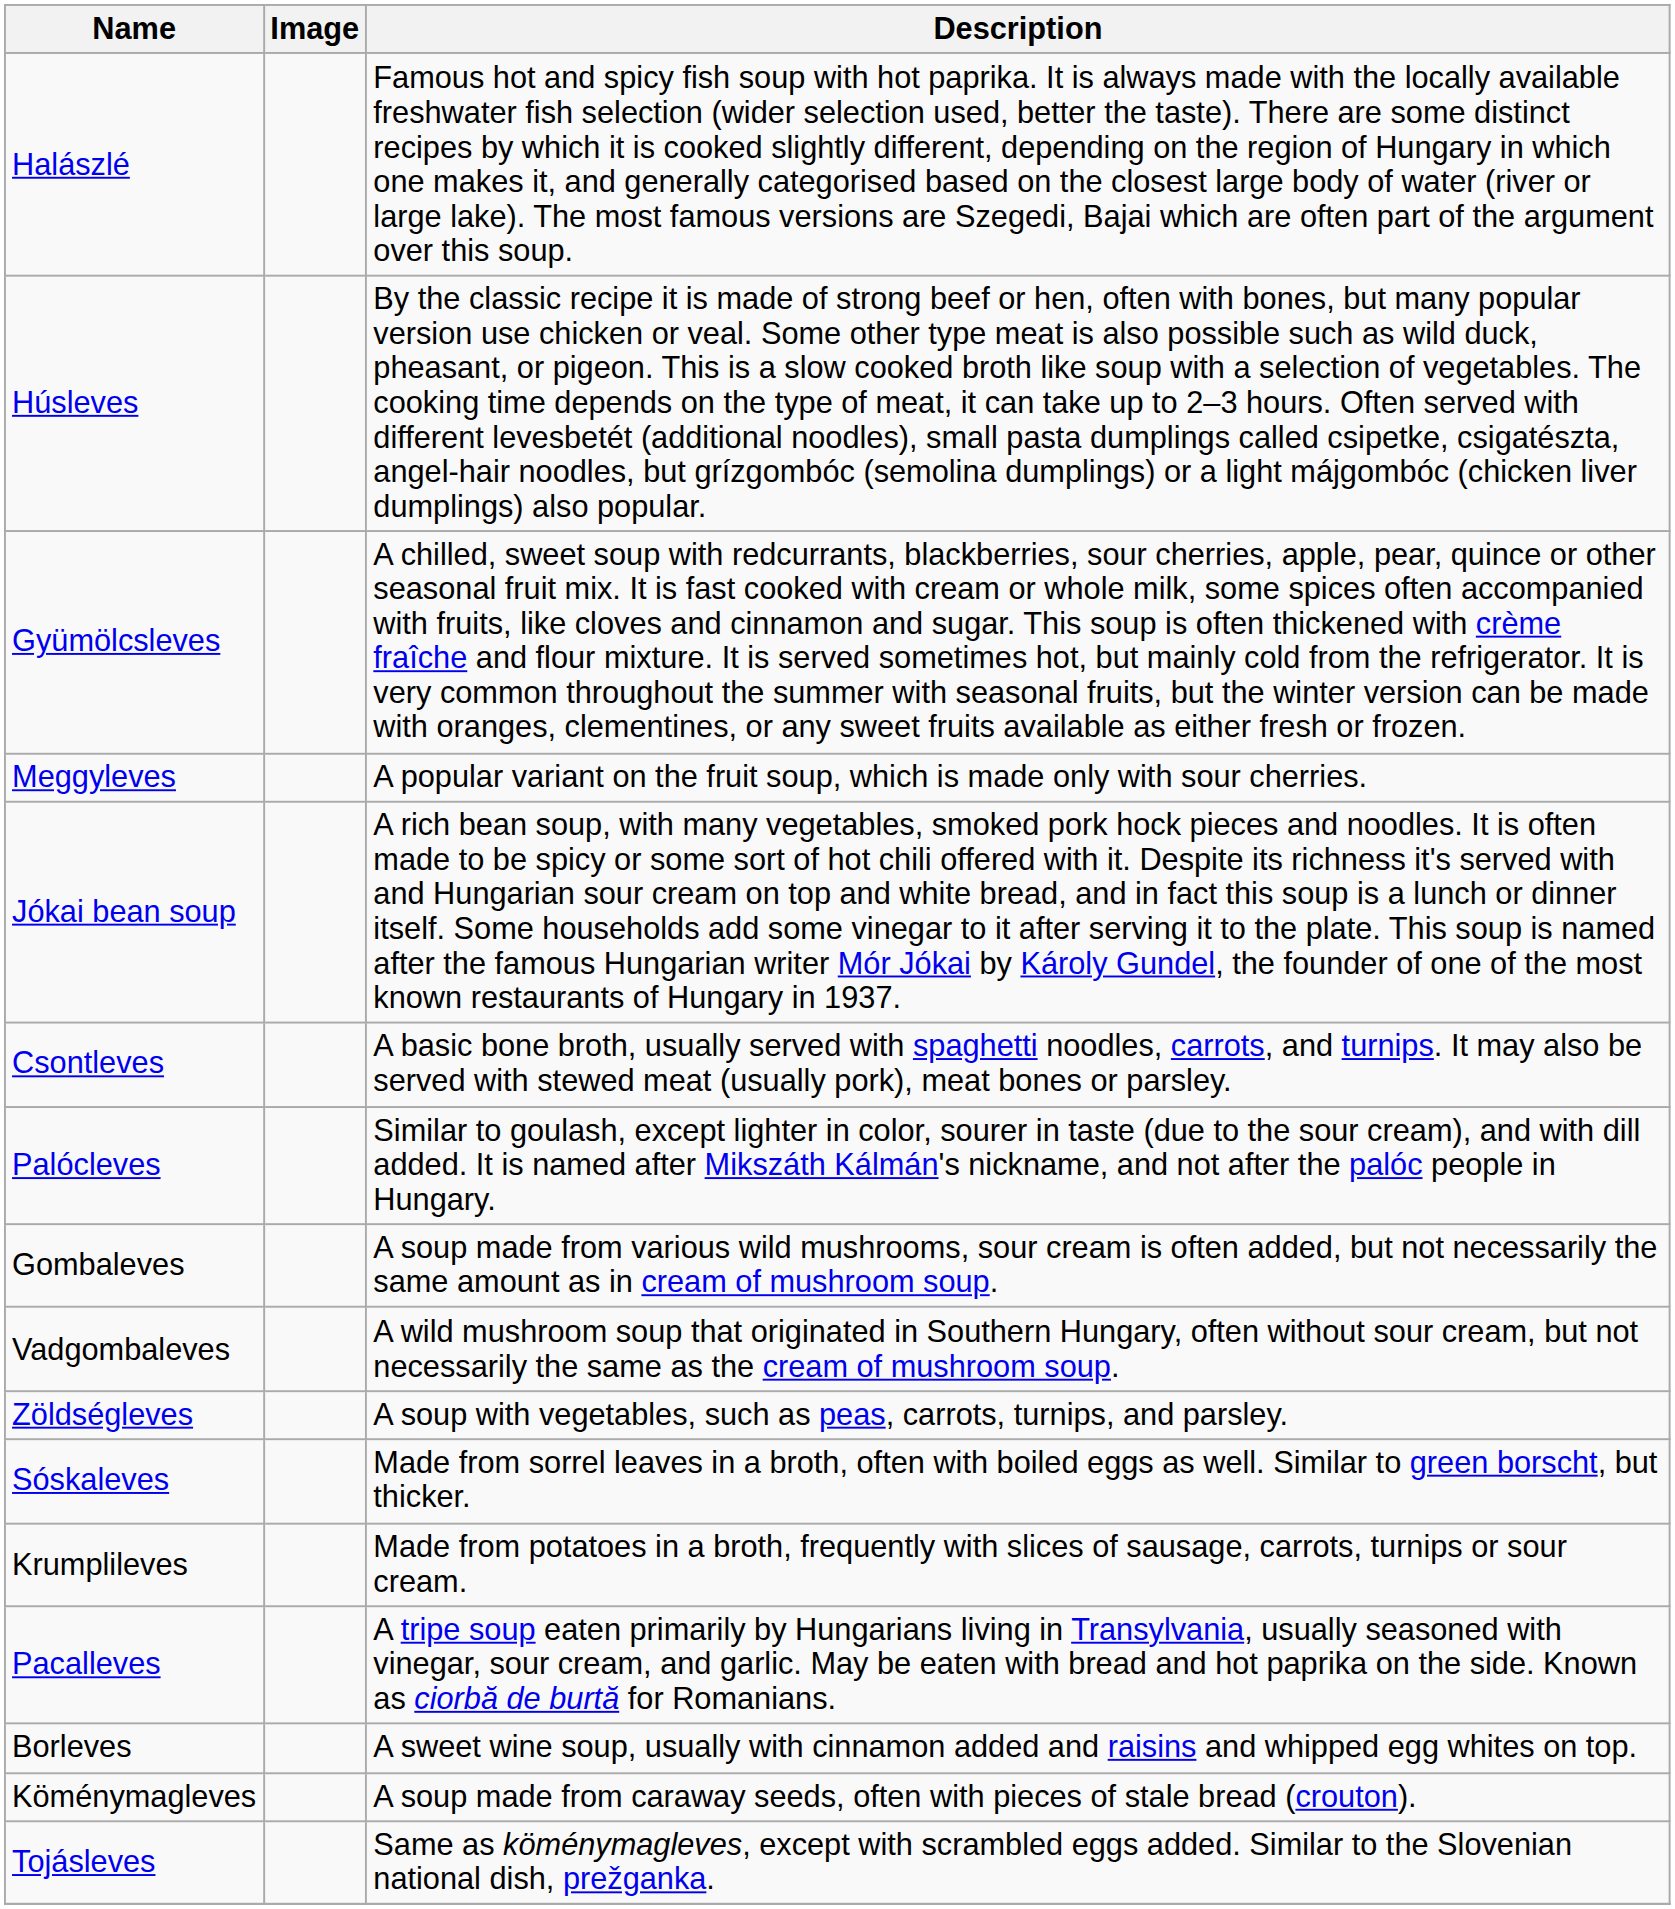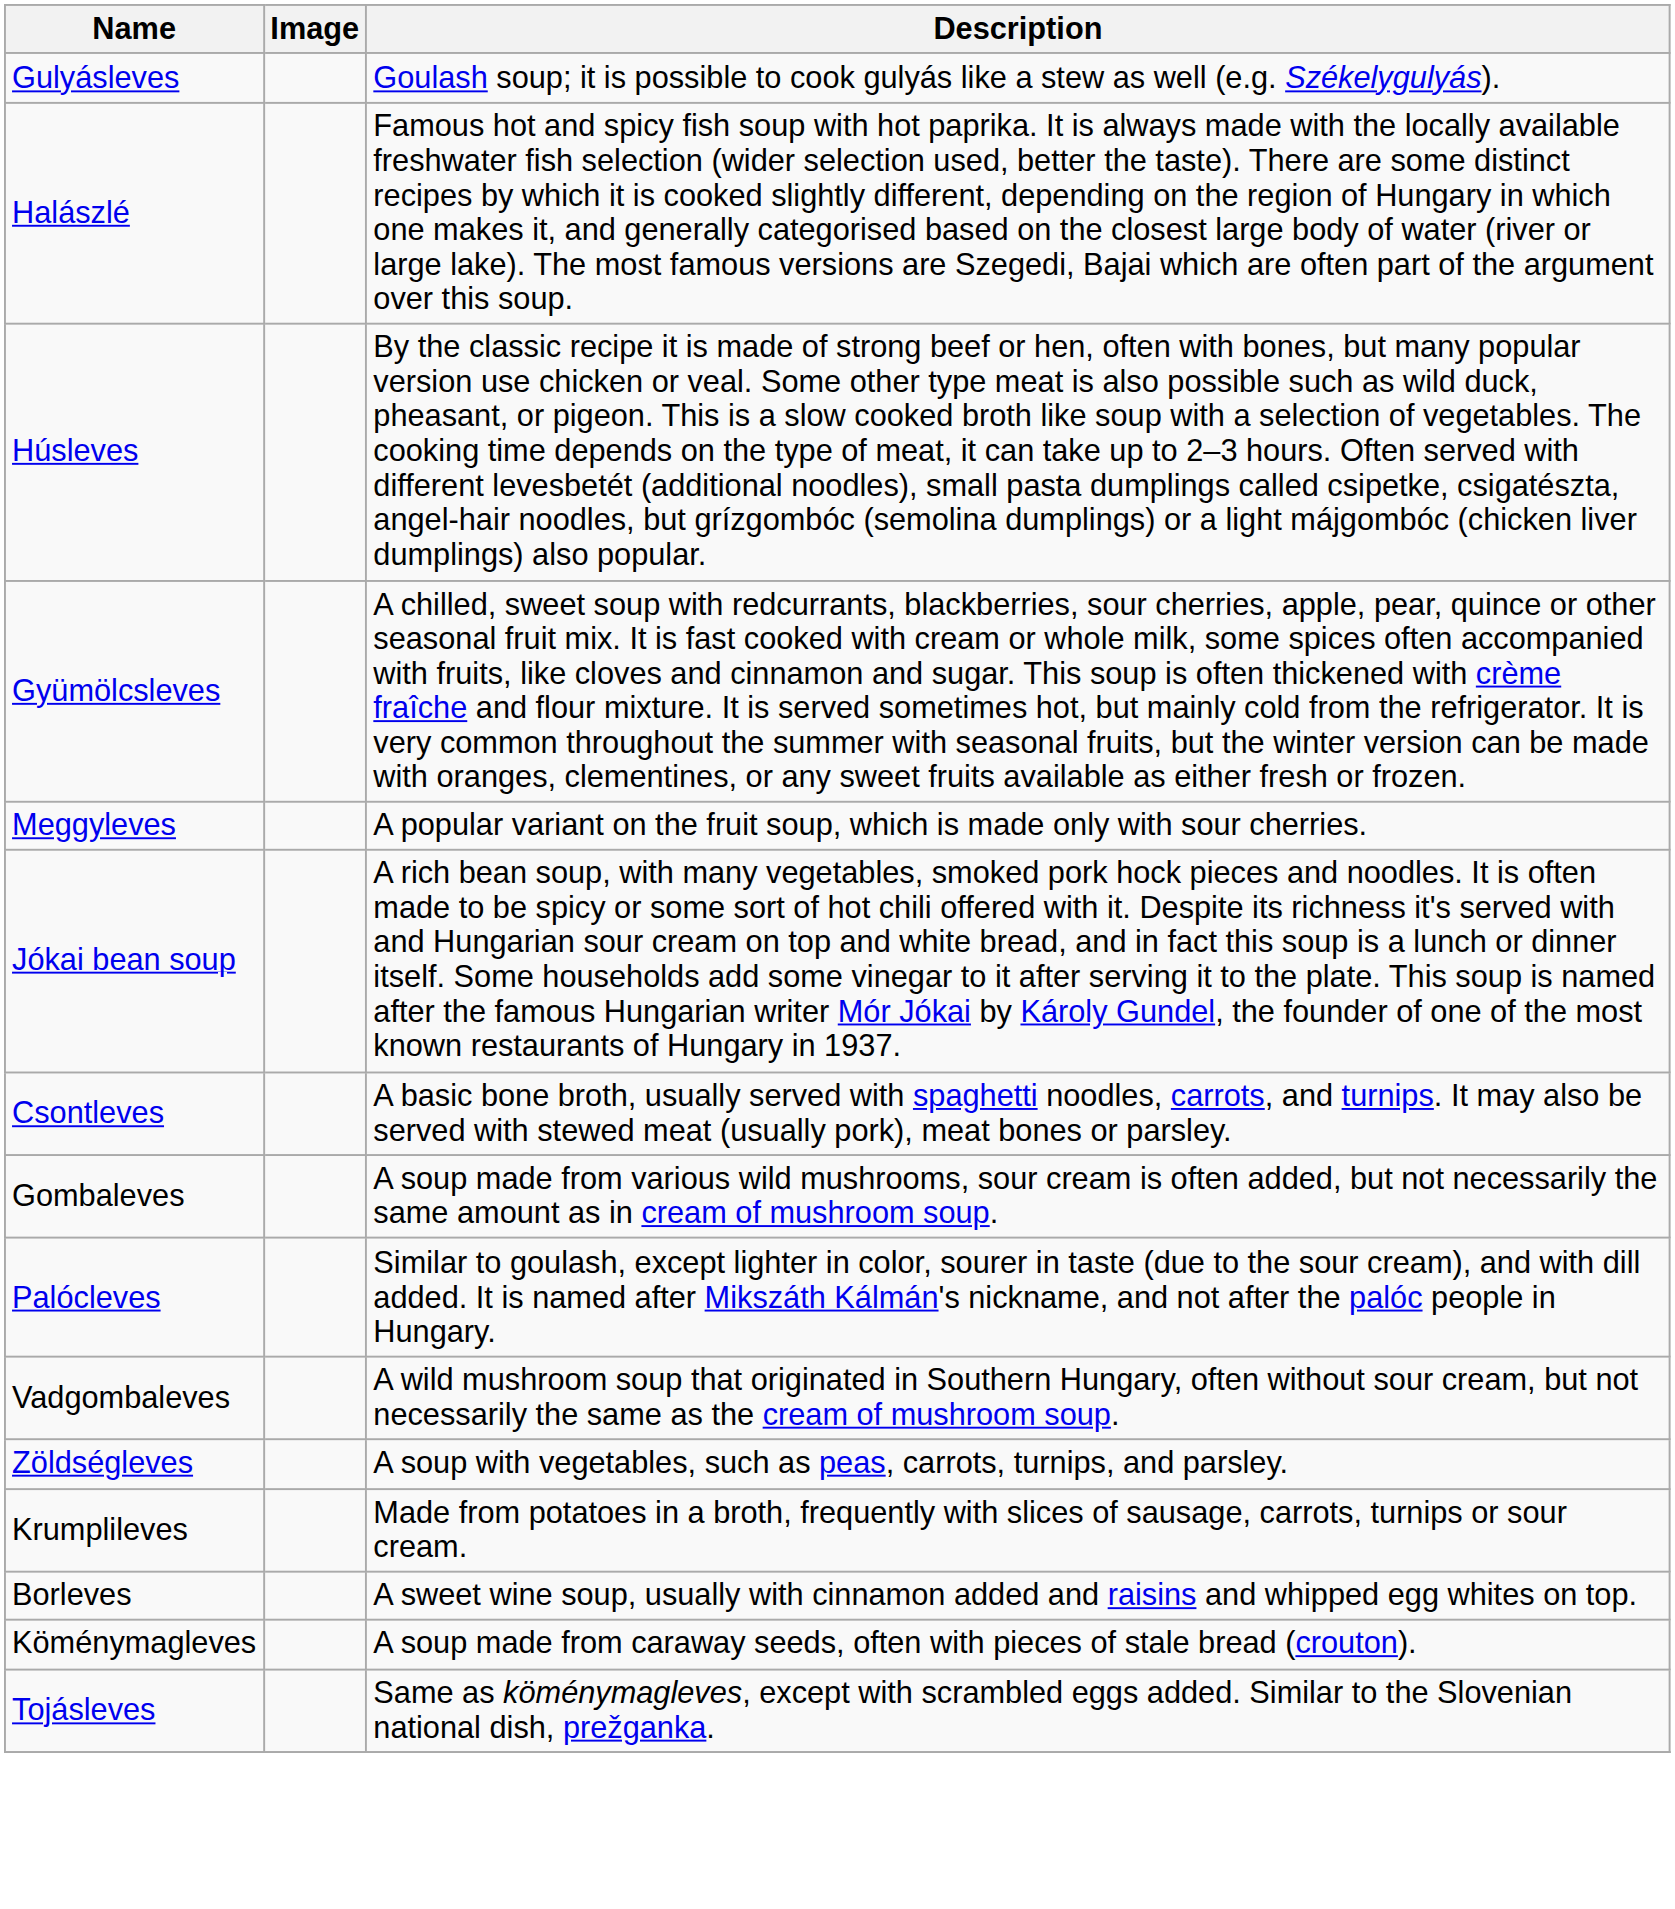+ row: (96, 77)
rows swapped: (98, 1265) <-> (86, 1164)
- row: (91, 1480)
- row: (86, 1664)
